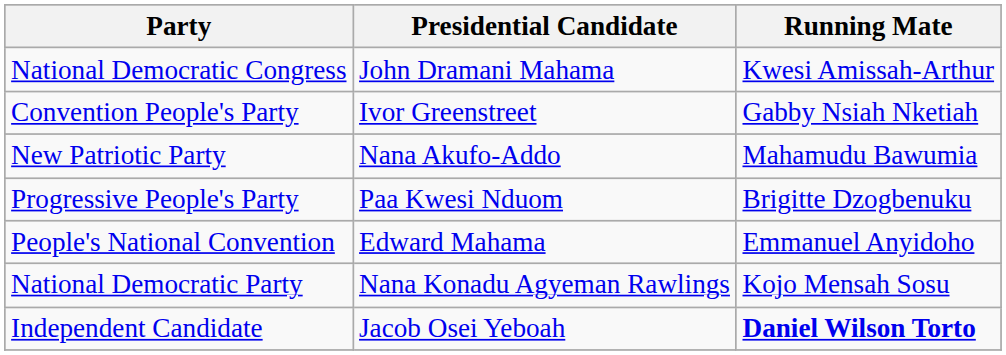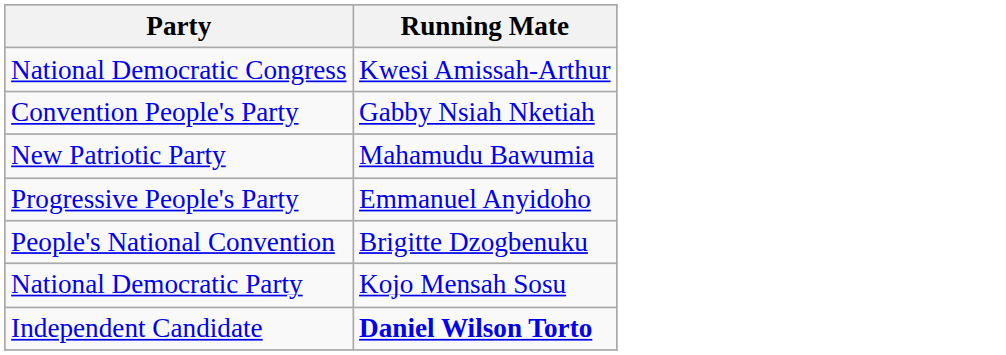- column: (544, 26)
(857, 198) Brigitte Dzogbenuku -> (475, 198) Emmanuel Anyidoho
(858, 241) Emmanuel Anyidoho -> (473, 241) Brigitte Dzogbenuku
